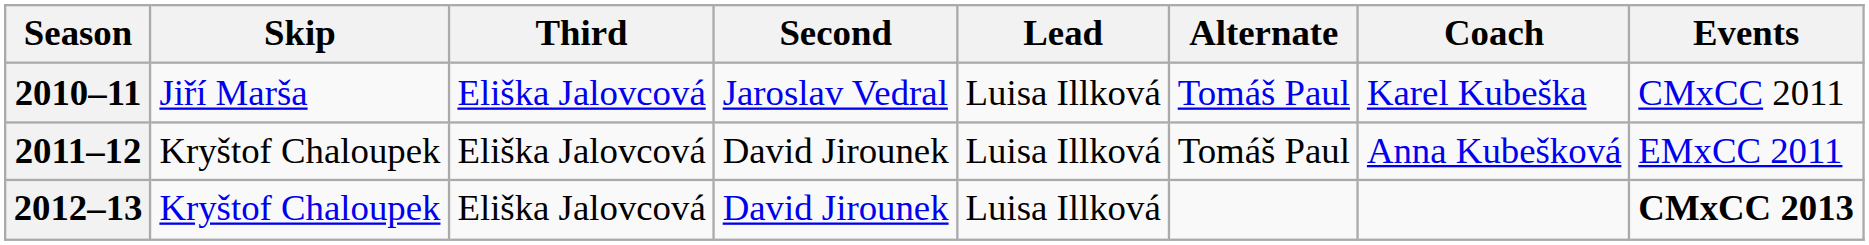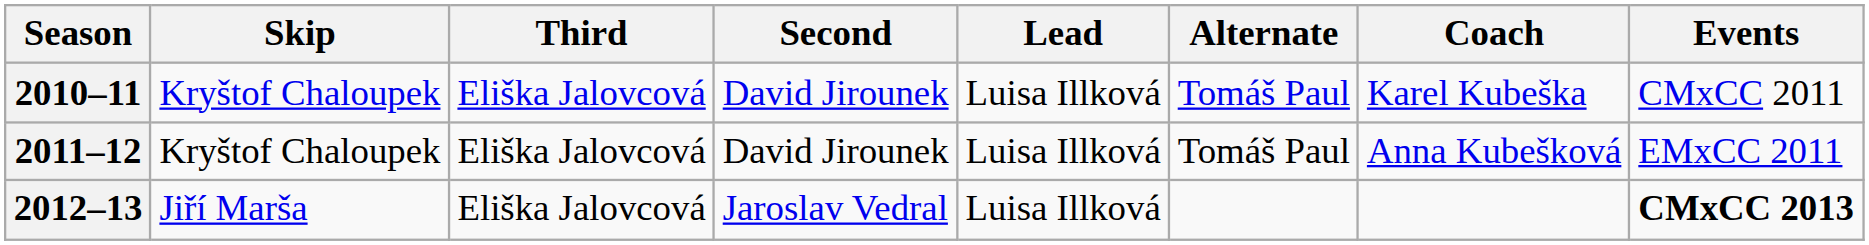(233, 92) Jiří Marša -> (300, 92) Kryštof Chaloupek
(835, 92) Jaroslav Vedral -> (836, 92) David Jirounek
(300, 208) Kryštof Chaloupek -> (233, 208) Jiří Marša
(836, 208) David Jirounek -> (835, 208) Jaroslav Vedral
